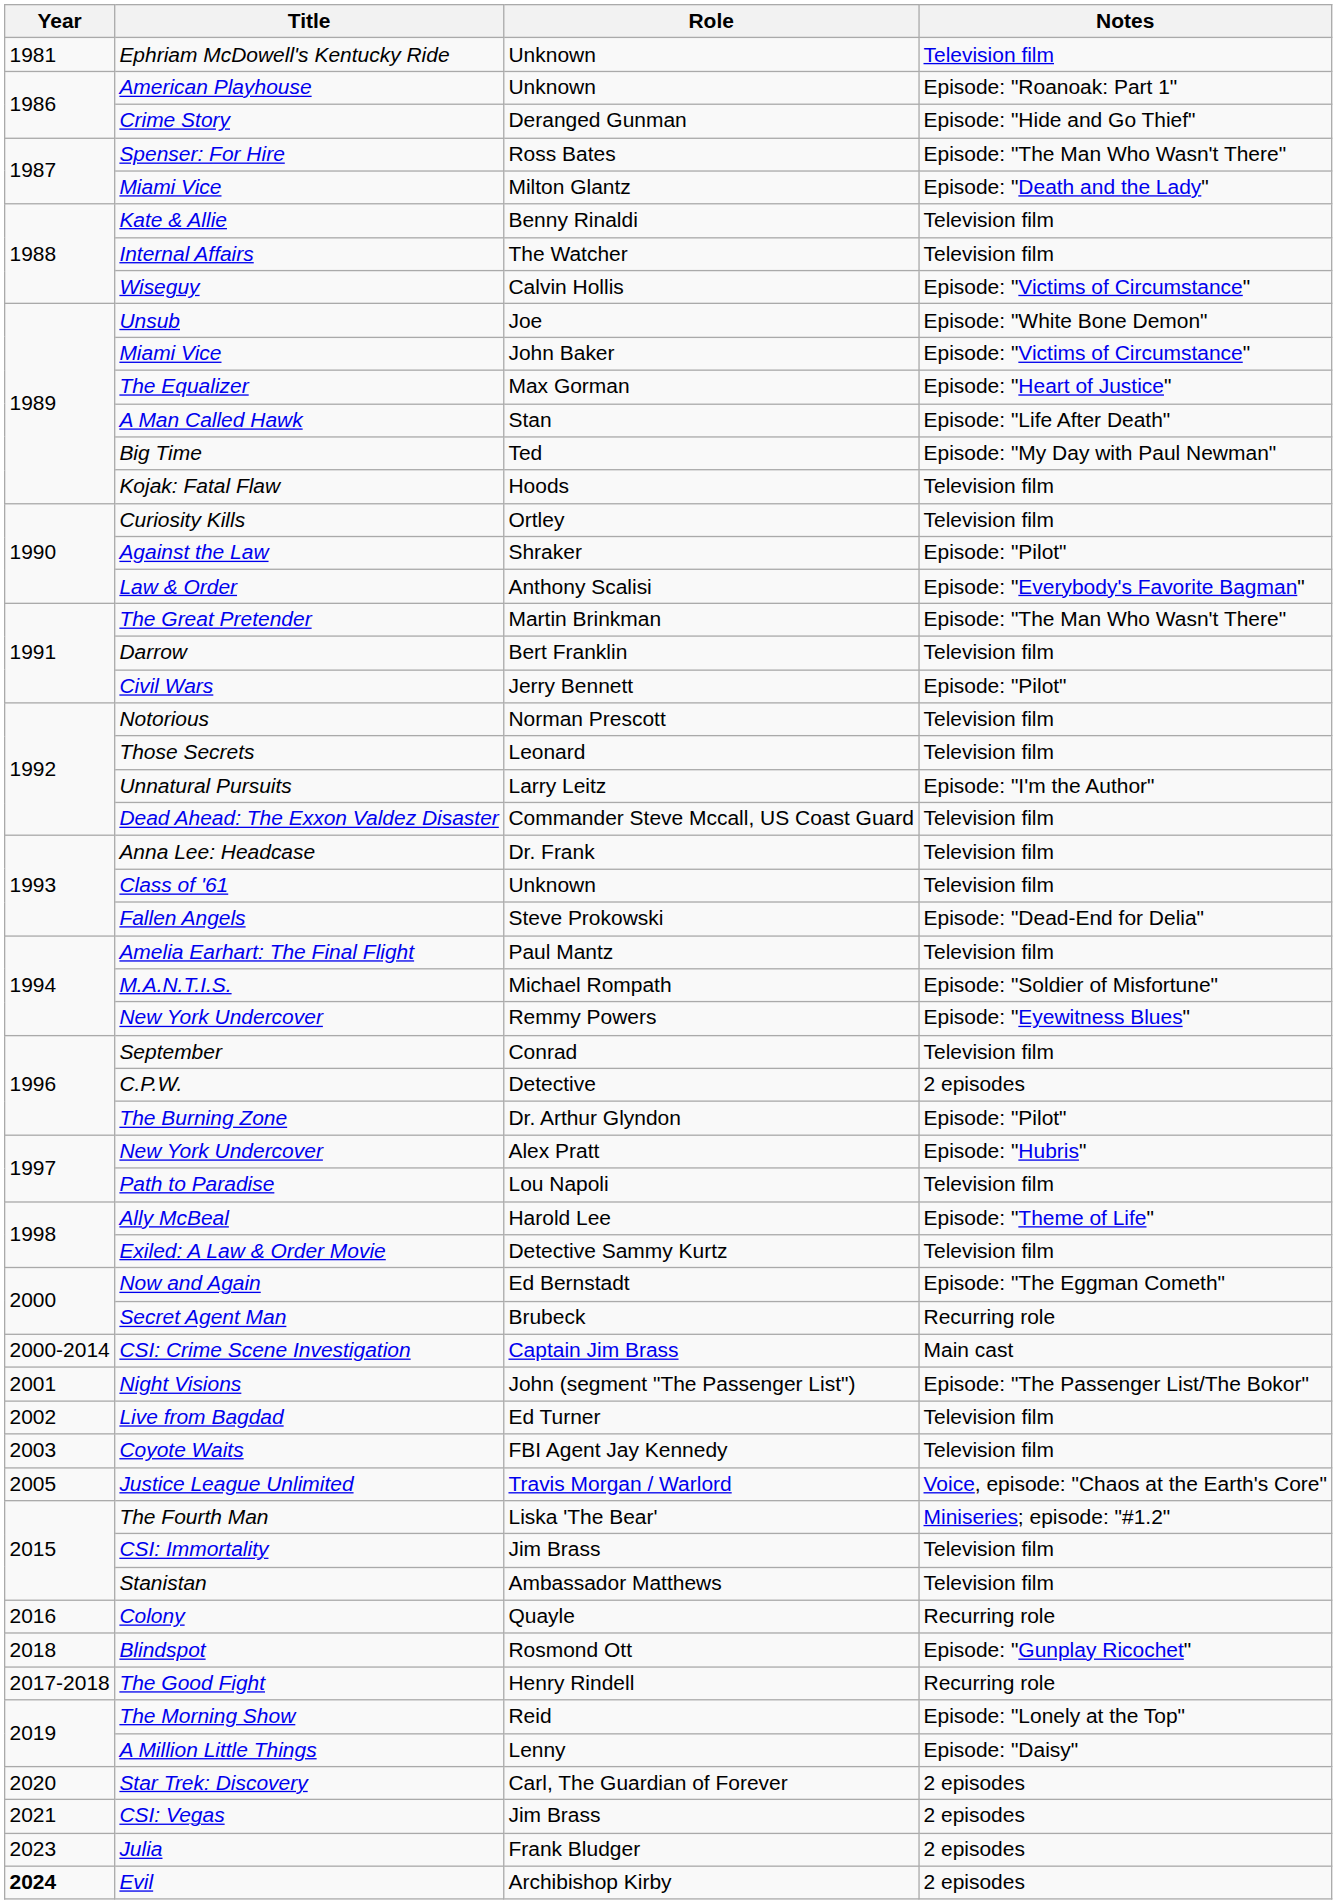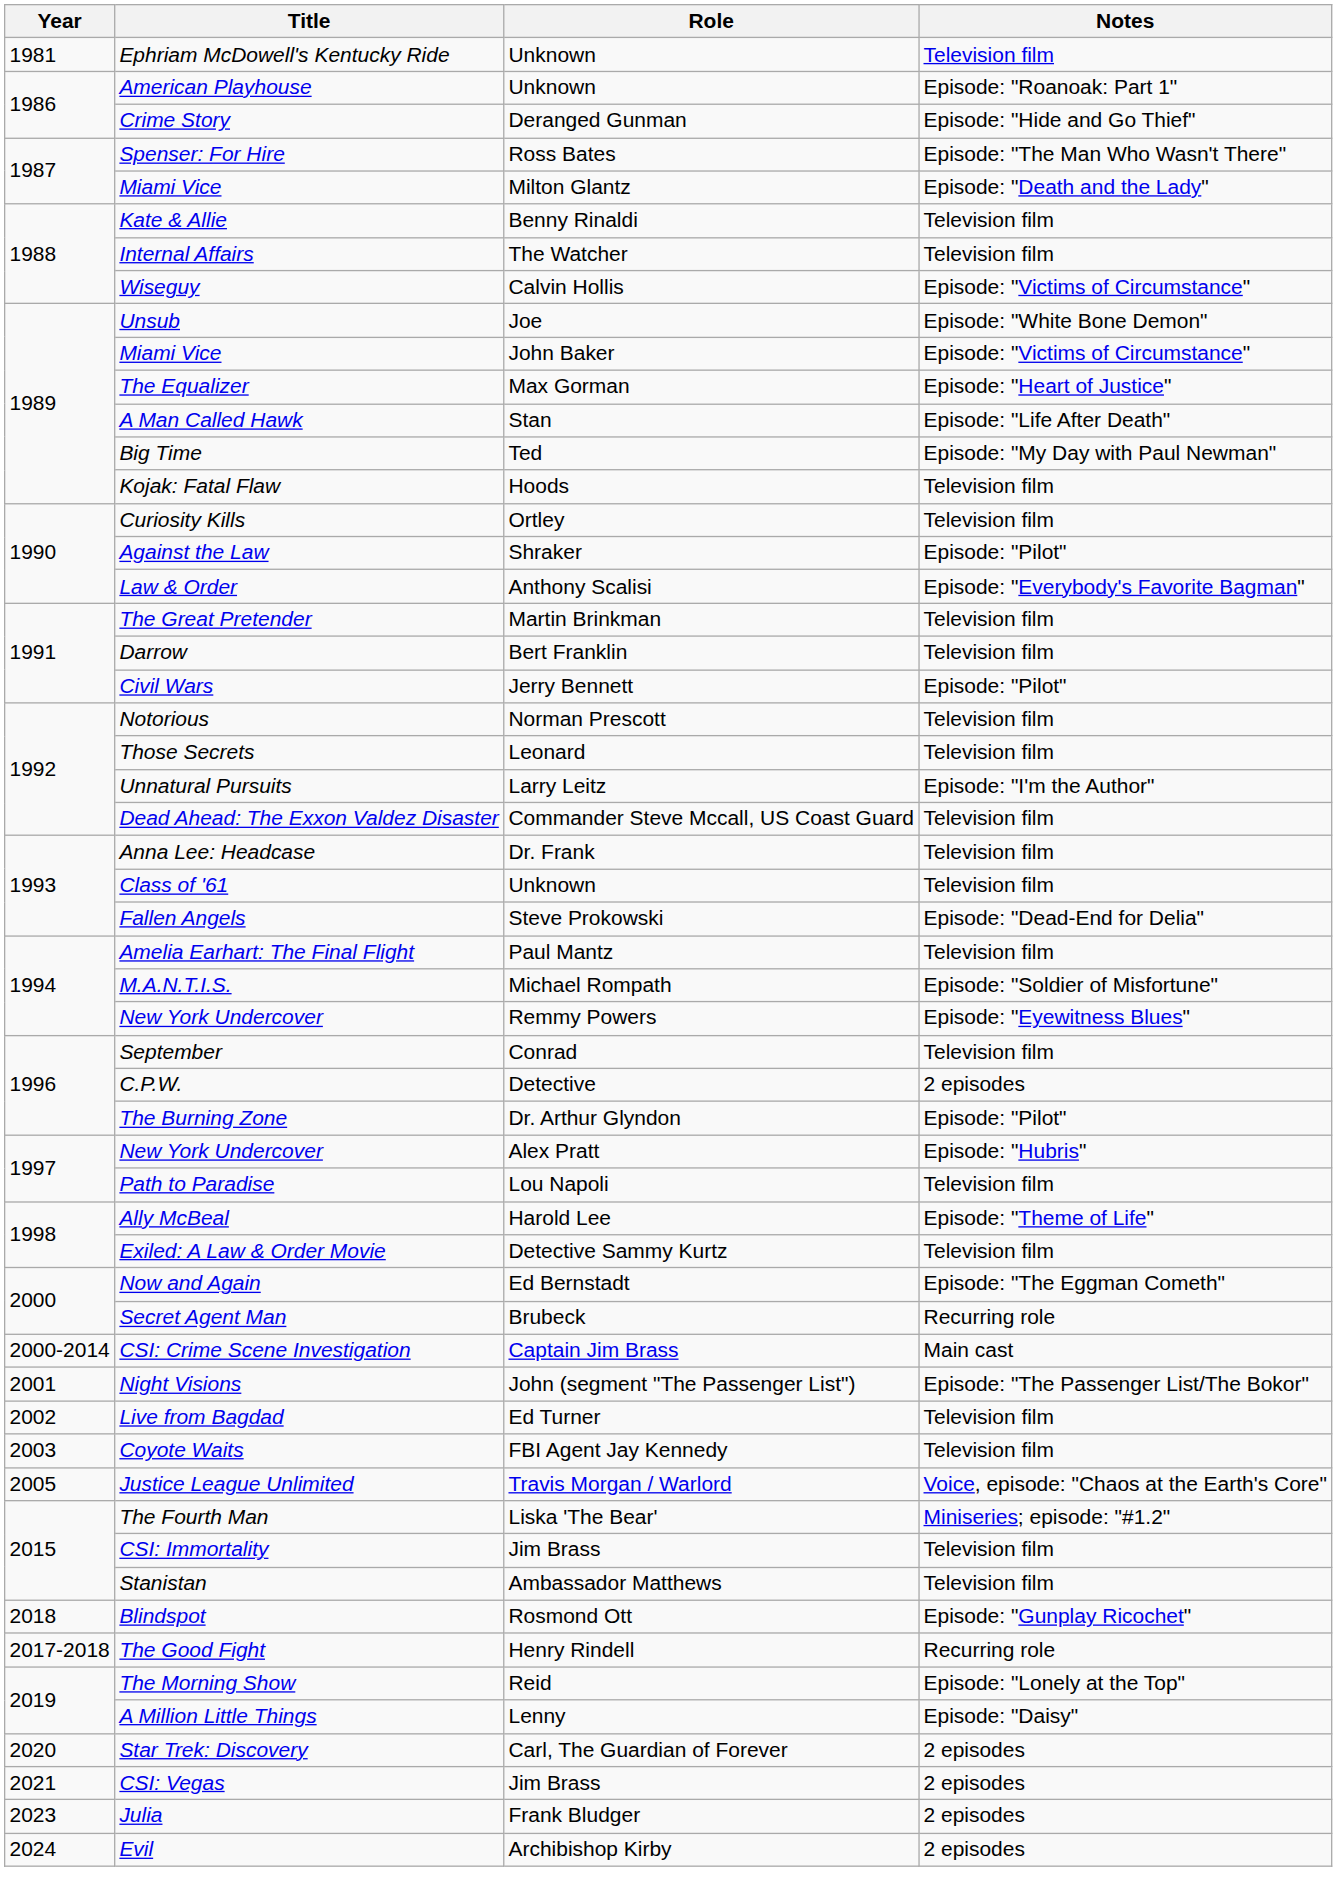(1105, 619) Episode: "The Man Who Wasn't There" -> (989, 619) Television film
- row: (152, 1616)
(33, 1882) bold -> (33, 1849) normal
